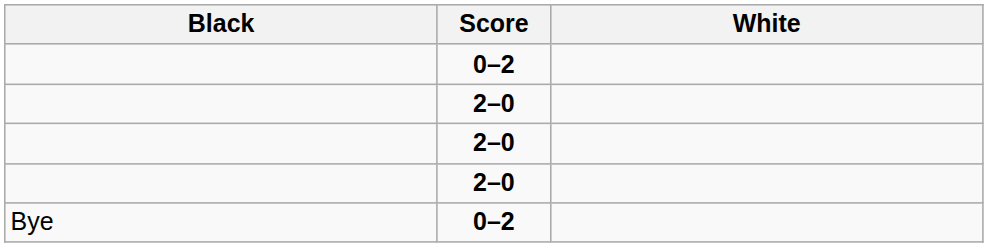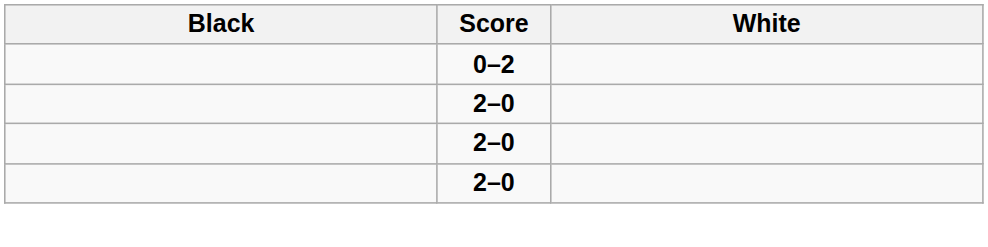- row: (32, 222)
